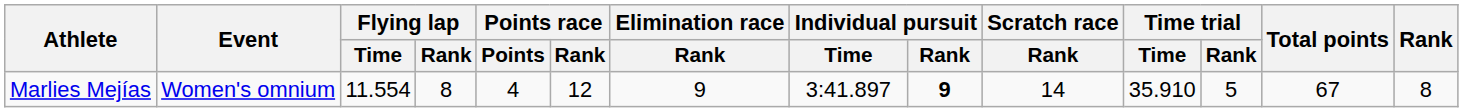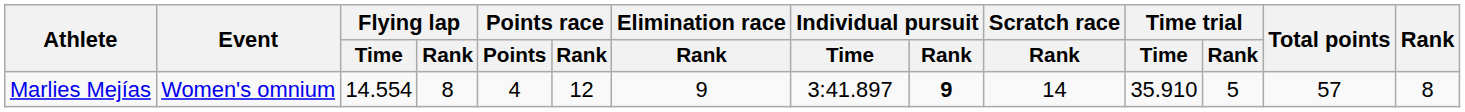(378, 90) 11.554 -> (379, 90) 14.554
(1328, 90) 67 -> (1329, 90) 57
